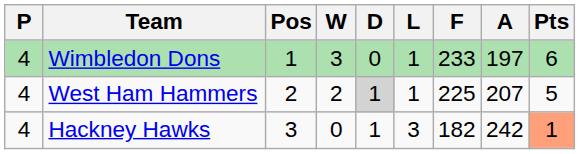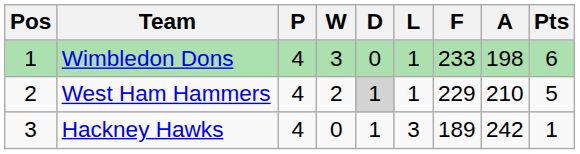columns swapped: (291, 22) <-> (24, 22)
(505, 58) 197 -> (505, 58) 198
(457, 93) 225 -> (457, 93) 229
(505, 93) 207 -> (505, 93) 210
(457, 129) 182 -> (457, 129) 189
(552, 129) lightsalmon background -> (552, 129) no background
